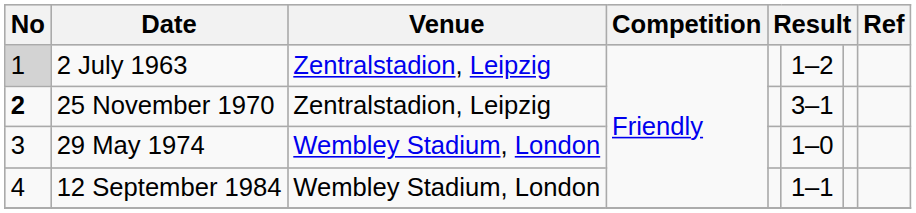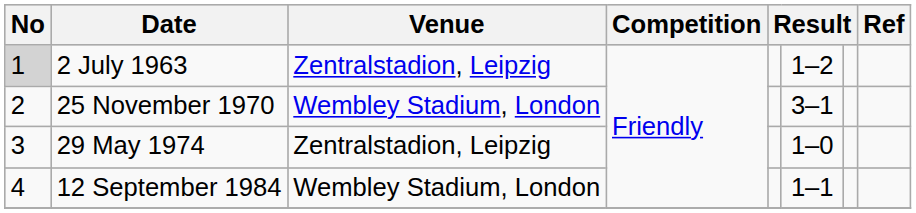(18, 106) bold -> (18, 106) normal
(422, 106) Zentralstadion, Leipzig -> (447, 106) Wembley Stadium, London
(447, 146) Wembley Stadium, London -> (422, 146) Zentralstadion, Leipzig
